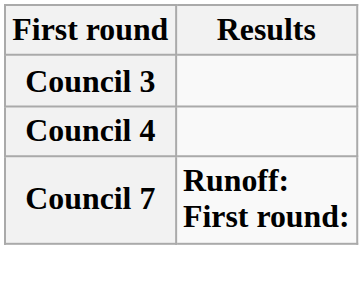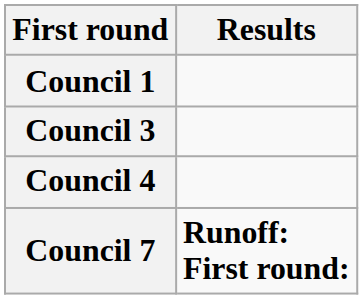+ row: (90, 80)
